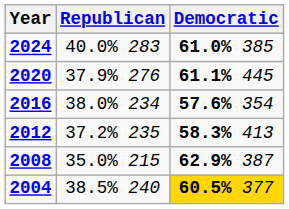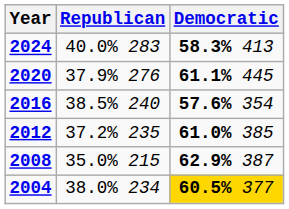(226, 48) 61.0% 385 -> (226, 48) 58.3% 413
(113, 104) 38.0% 234 -> (113, 104) 38.5% 240
(226, 133) 58.3% 413 -> (226, 133) 61.0% 385
(113, 189) 38.5% 240 -> (113, 189) 38.0% 234
